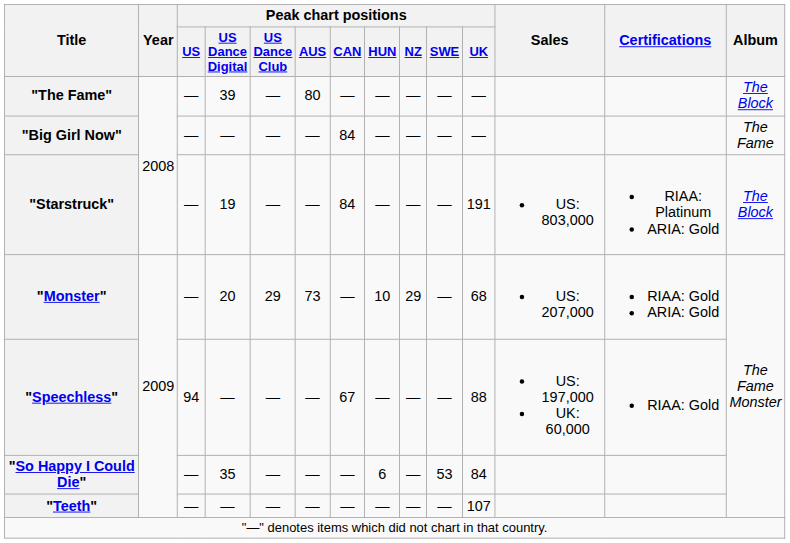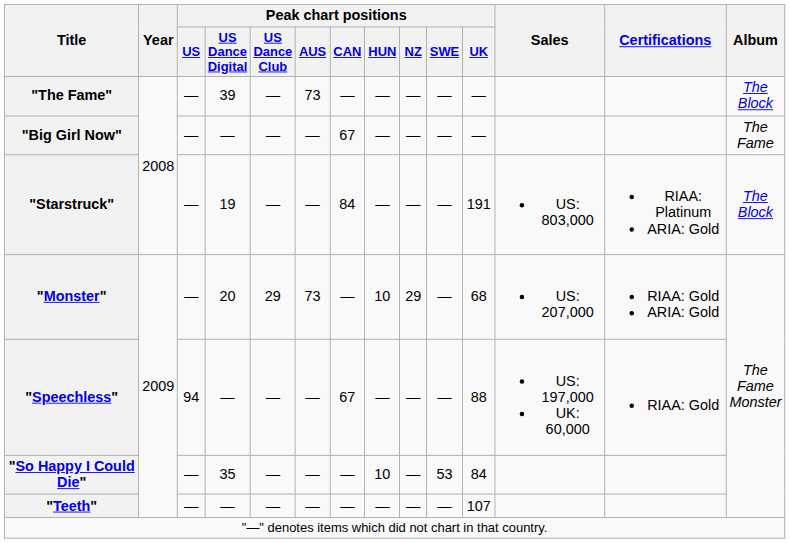(313, 96) 80 -> (313, 96) 73
(347, 135) 84 -> (347, 135) 67
(382, 474) 6 -> (382, 474) 10
